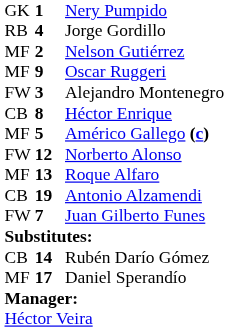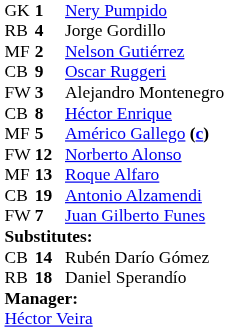(17, 71) MF -> (16, 71) CB
(17, 277) MF -> (16, 277) RB
(43, 277) 17 -> (43, 277) 18
